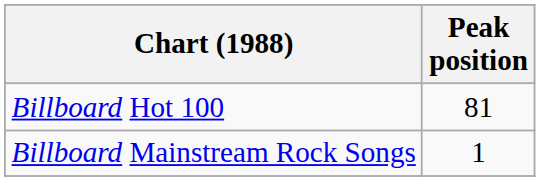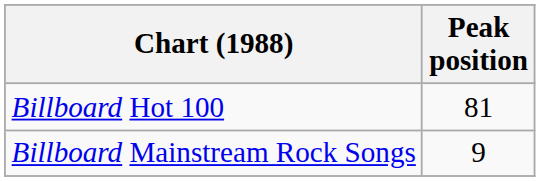(479, 152) 1 -> (479, 152) 9
